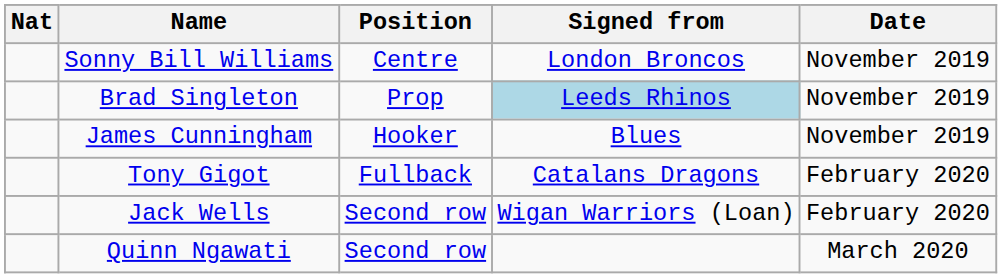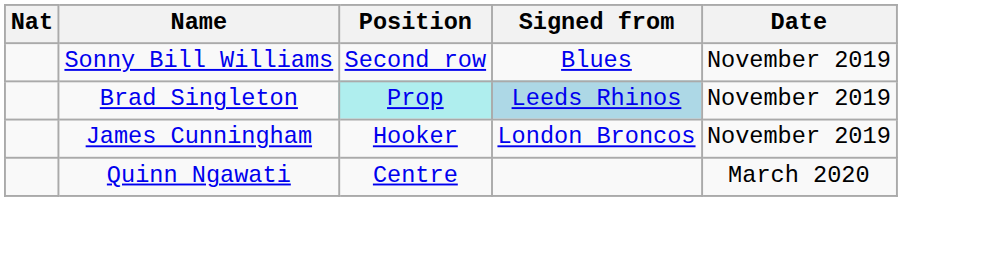(415, 62) Centre -> (415, 62) Second row
(646, 62) London Broncos -> (596, 62) Blues
(415, 101) no background -> (415, 101) paleturquoise background
(646, 139) Blues -> (596, 139) London Broncos
- row: (199, 177)
- row: (199, 215)
(415, 253) Second row -> (415, 177) Centre
